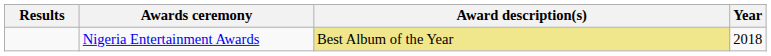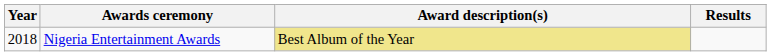columns swapped: (748, 16) <-> (42, 16)
